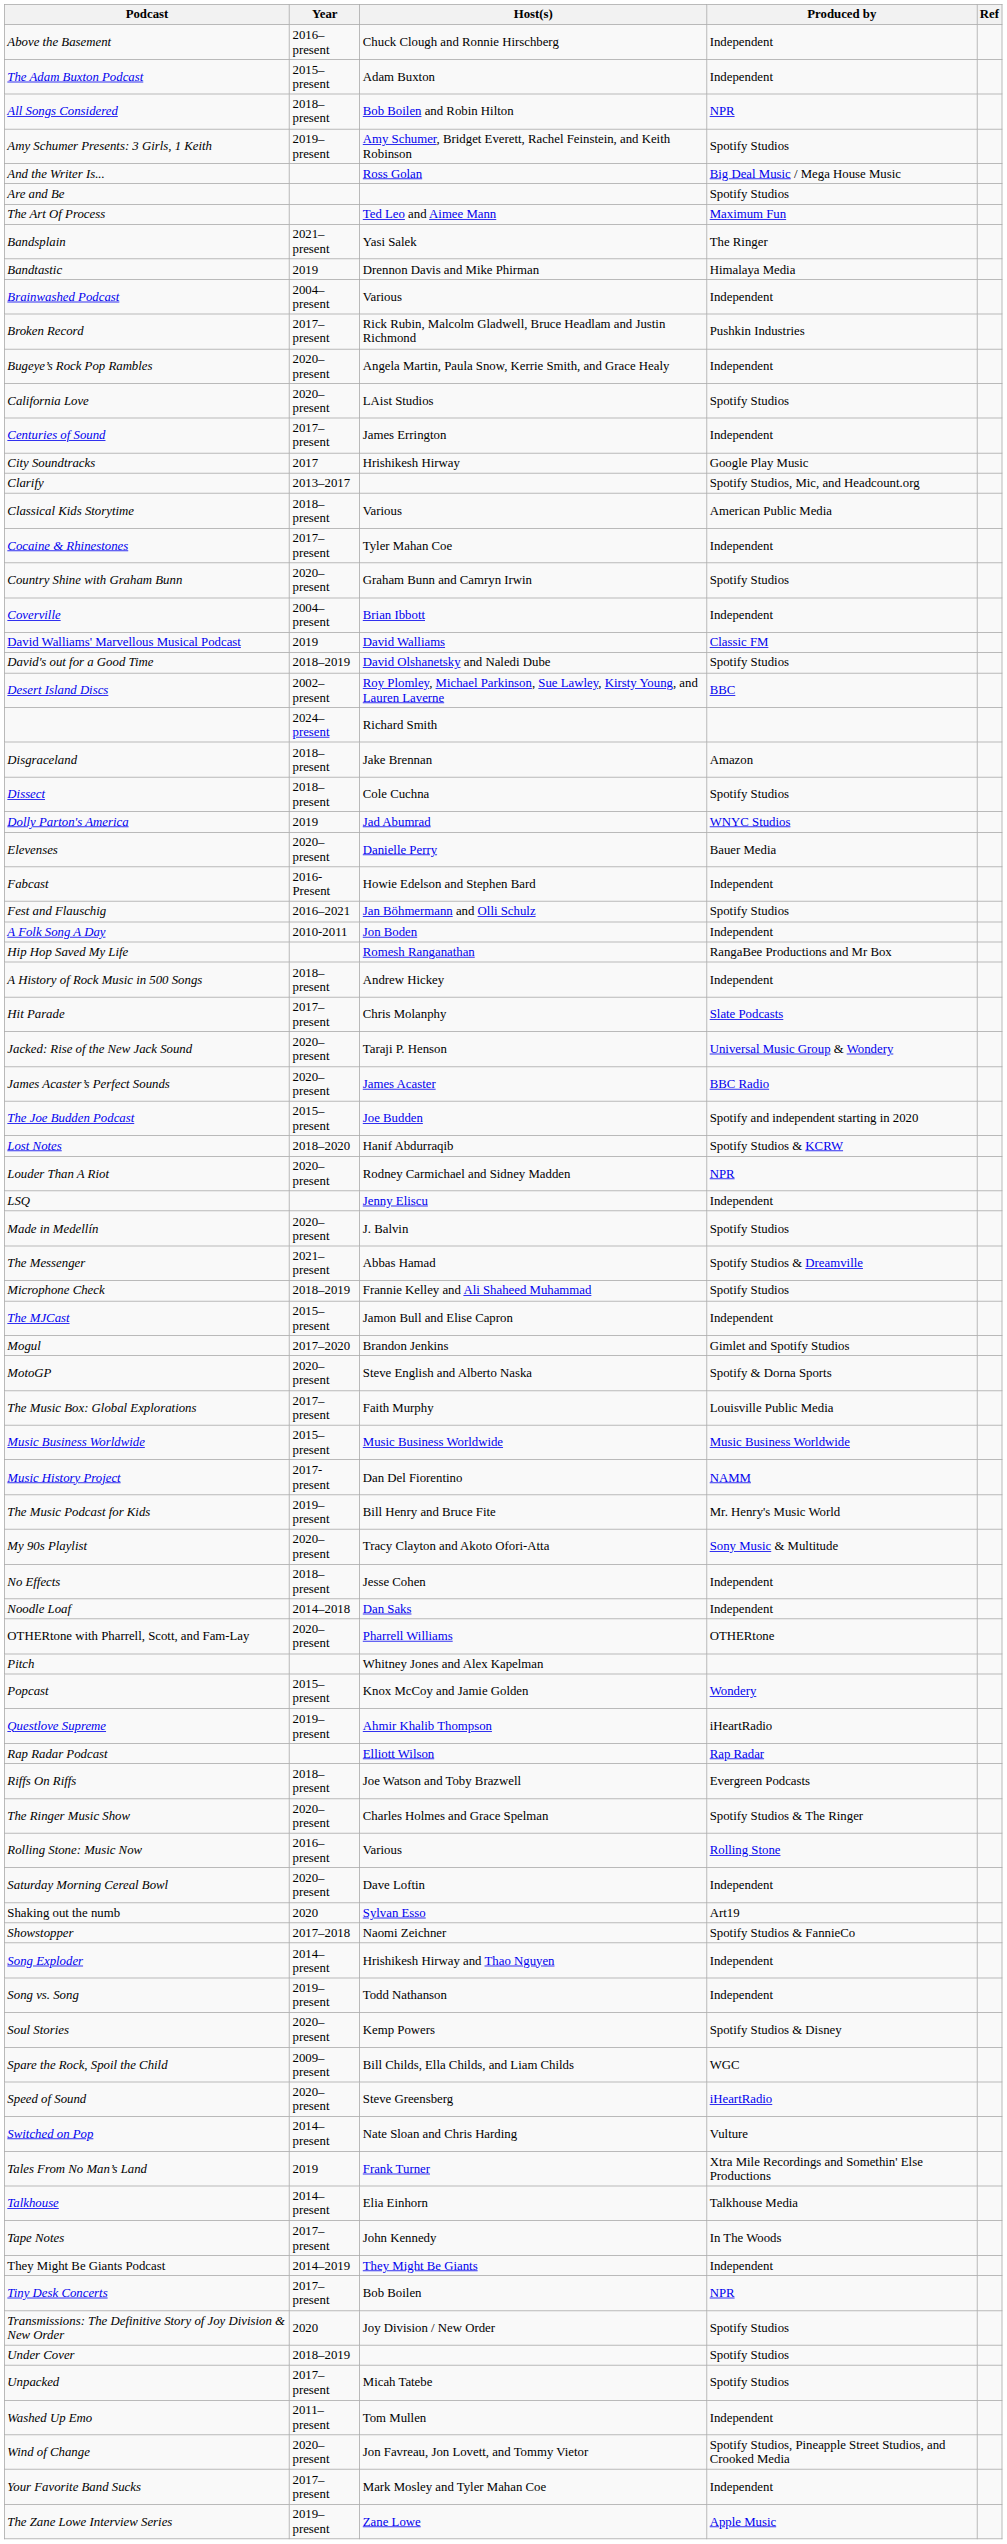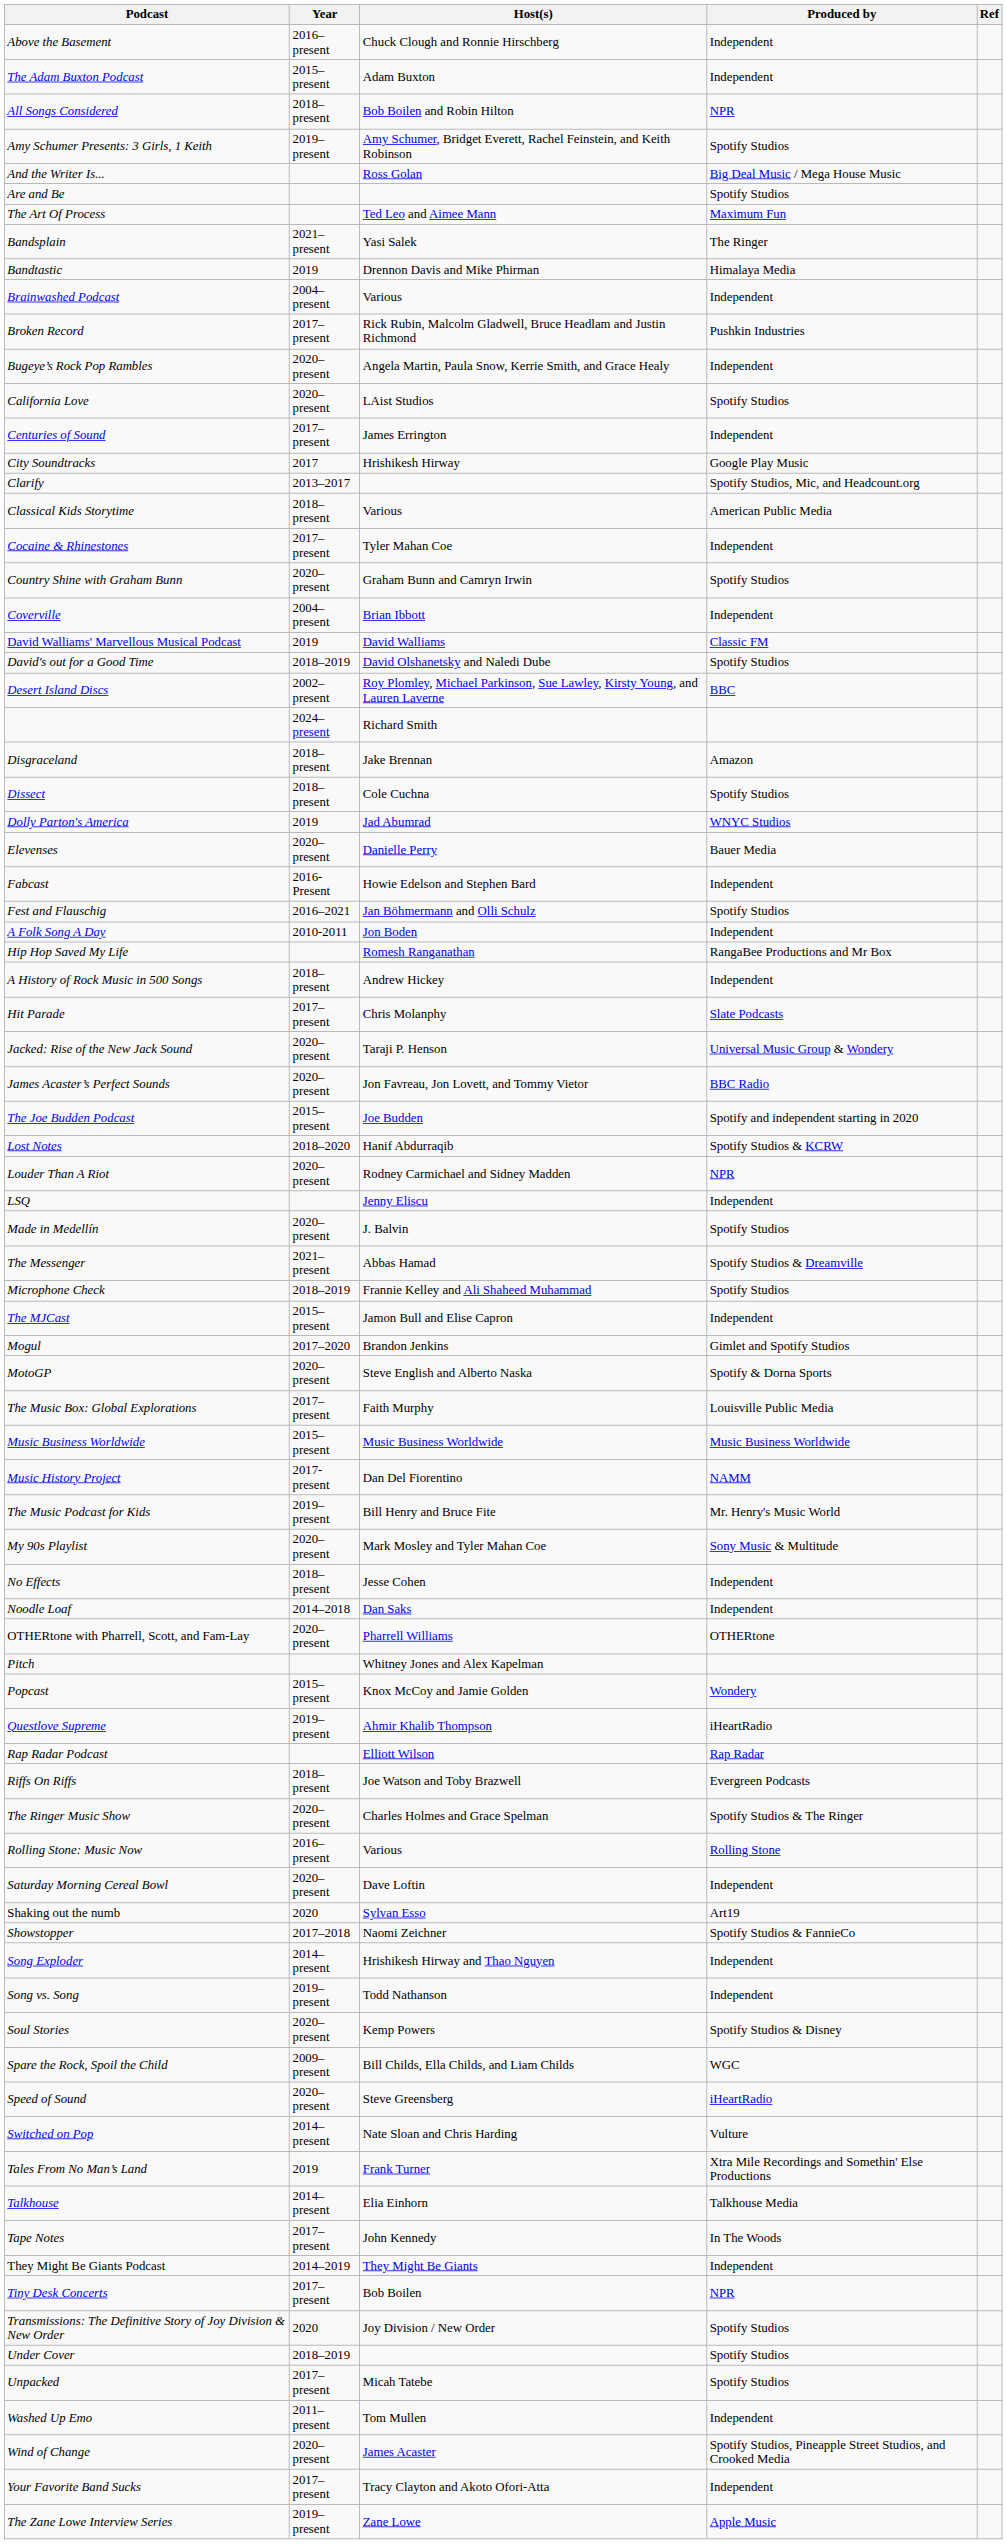(399, 1083) James Acaster -> (475, 1083) Jon Favreau, Jon Lovett, and Tommy Vietor
(456, 1546) Tracy Clayton and Akoto Ofori-Atta -> (454, 1546) Mark Mosley and Tyler Mahan Coe
(475, 2452) Jon Favreau, Jon Lovett, and Tommy Vietor -> (399, 2452) James Acaster
(454, 2486) Mark Mosley and Tyler Mahan Coe -> (456, 2486) Tracy Clayton and Akoto Ofori-Atta
